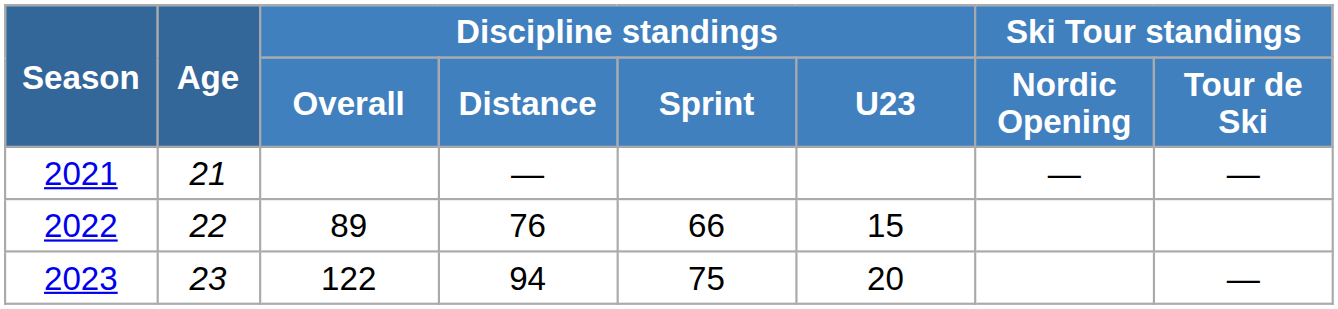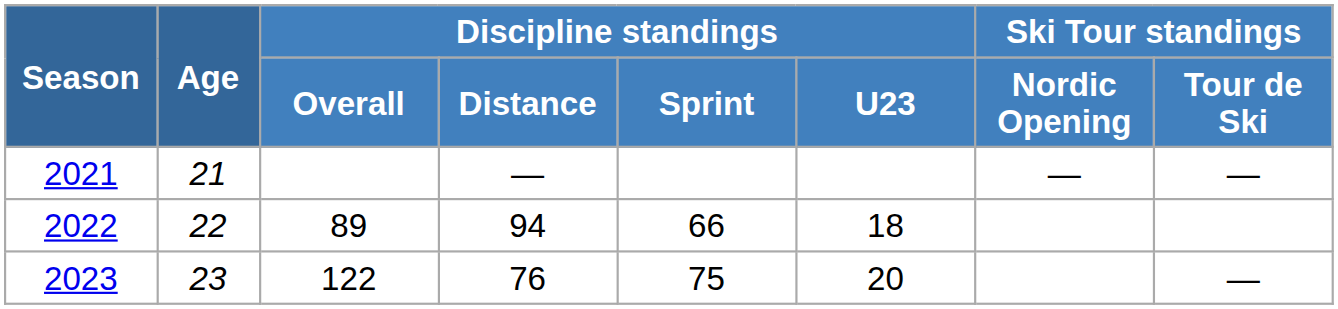(528, 226) 76 -> (528, 226) 94
(885, 226) 15 -> (885, 226) 18
(528, 278) 94 -> (528, 278) 76
